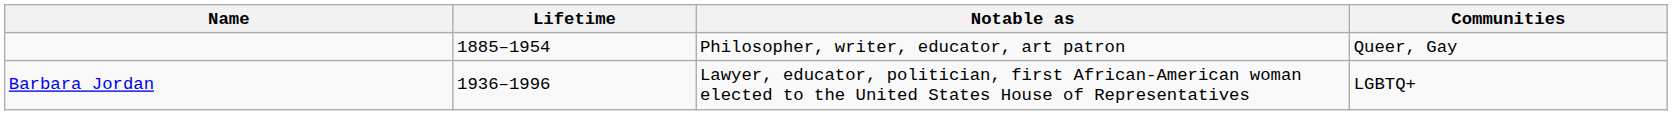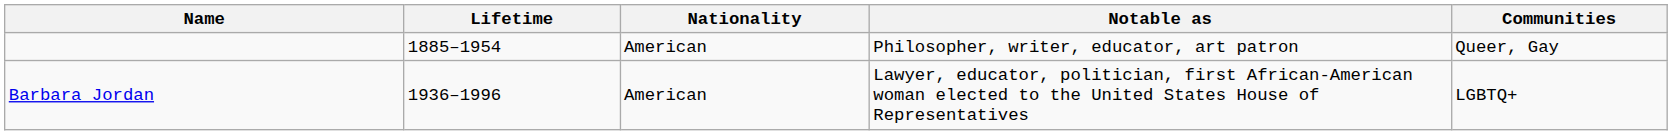+ column: (744, 19)
